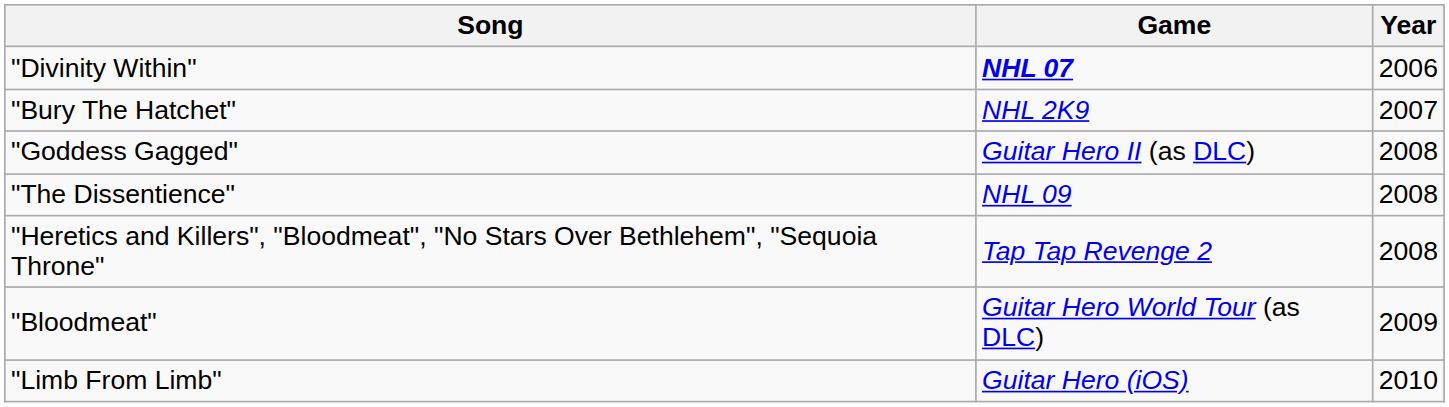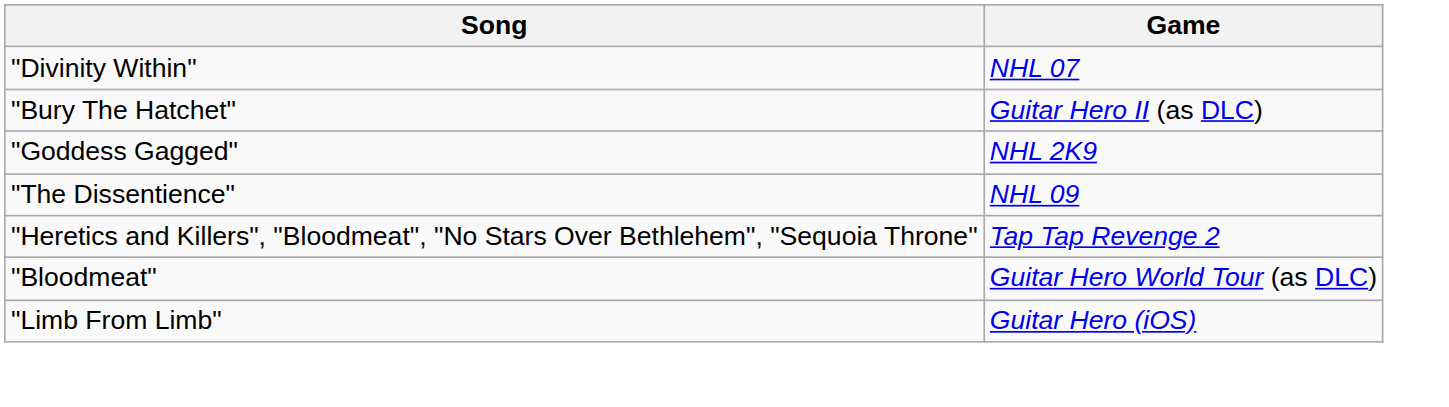- column: (1408, 25)
(1028, 67) bold -> (1035, 67) normal
(1036, 109) NHL 2K9 -> (1126, 109) Guitar Hero II (as DLC)
(1119, 151) Guitar Hero II (as DLC) -> (1043, 151) NHL 2K9
